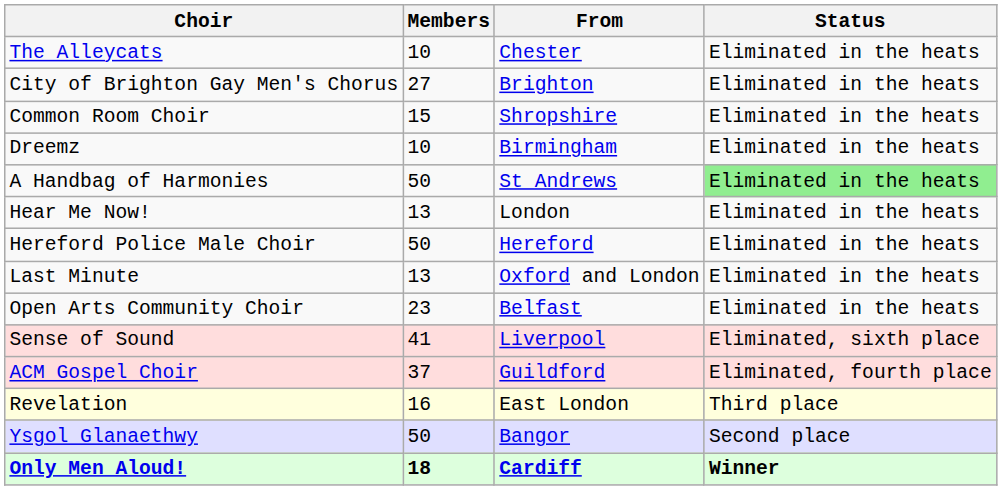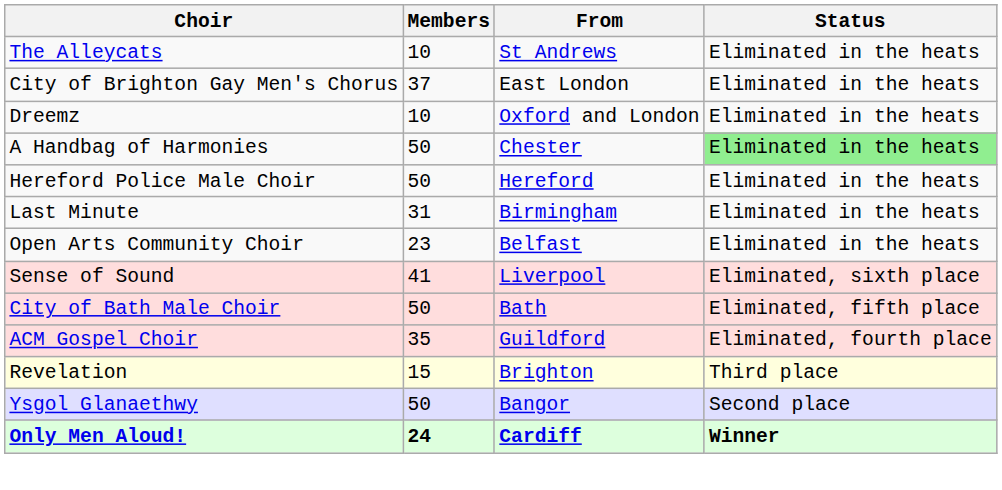(541, 53) Chester -> (558, 53) St Andrews
(419, 85) 27 -> (419, 85) 37
(546, 85) Brighton -> (564, 85) East London
- row: (110, 117)
(558, 149) Birmingham -> (599, 117) Oxford and London
(558, 181) St Andrews -> (541, 149) Chester
- row: (80, 213)
(419, 277) 13 -> (419, 213) 31
(599, 277) Oxford and London -> (558, 213) Birmingham
+ row: (145, 309)
(419, 373) 37 -> (419, 341) 35
(419, 405) 16 -> (419, 373) 15
(564, 405) East London -> (546, 373) Brighton
(419, 469) 18 -> (419, 437) 24
